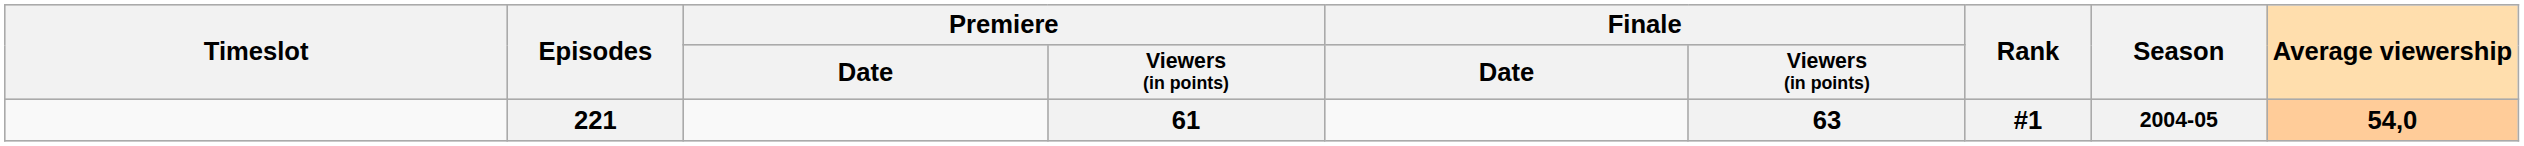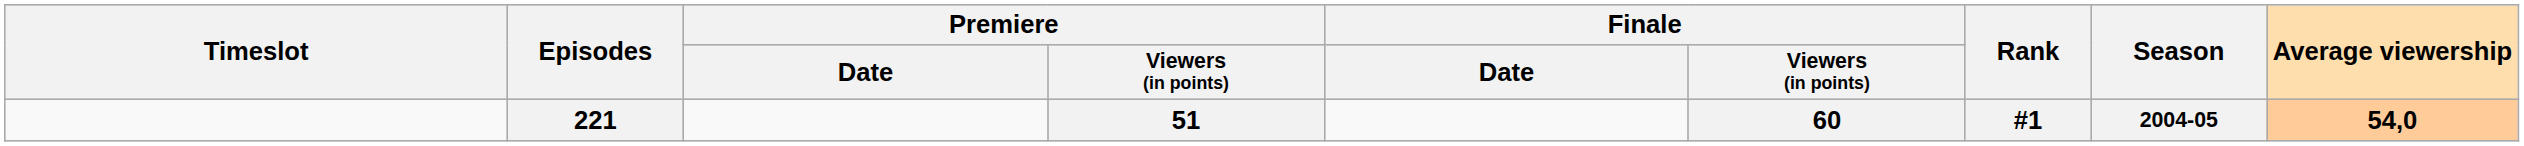(1186, 119) 61 -> (1186, 119) 51
(1827, 119) 63 -> (1827, 119) 60
